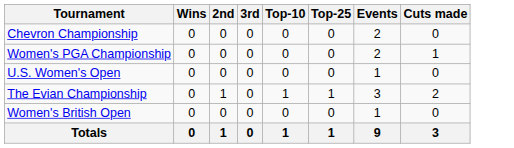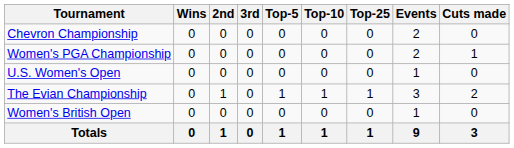+ column: (282, 14)
